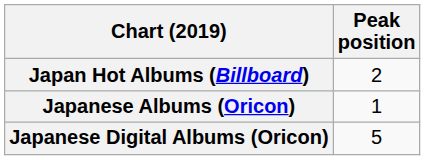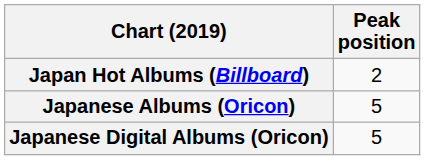(377, 106) 1 -> (377, 106) 5
